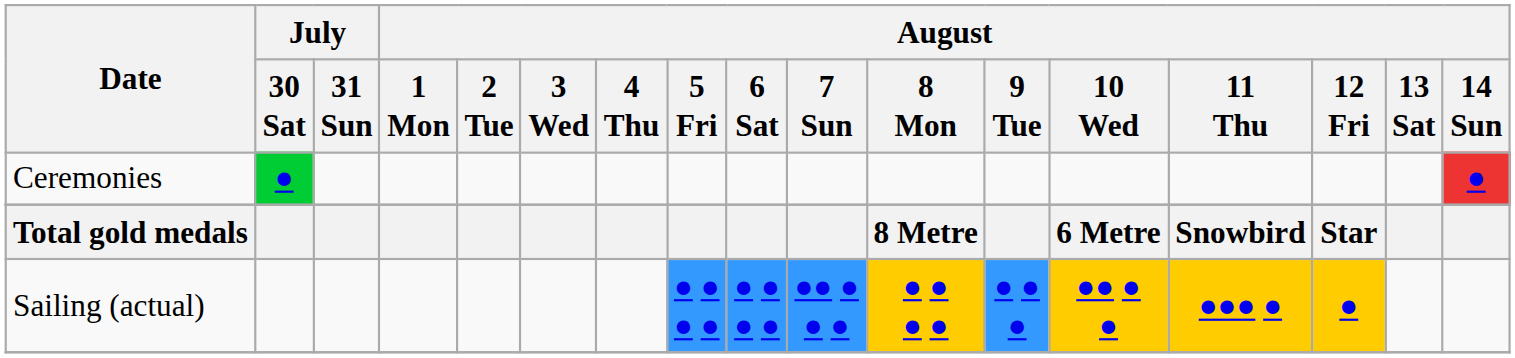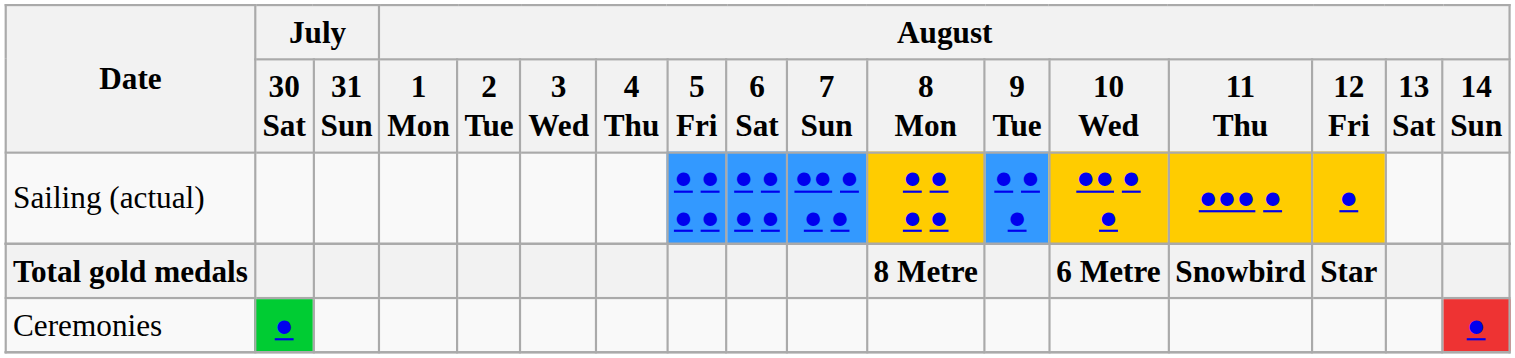rows swapped: (109, 305) <-> (88, 178)
